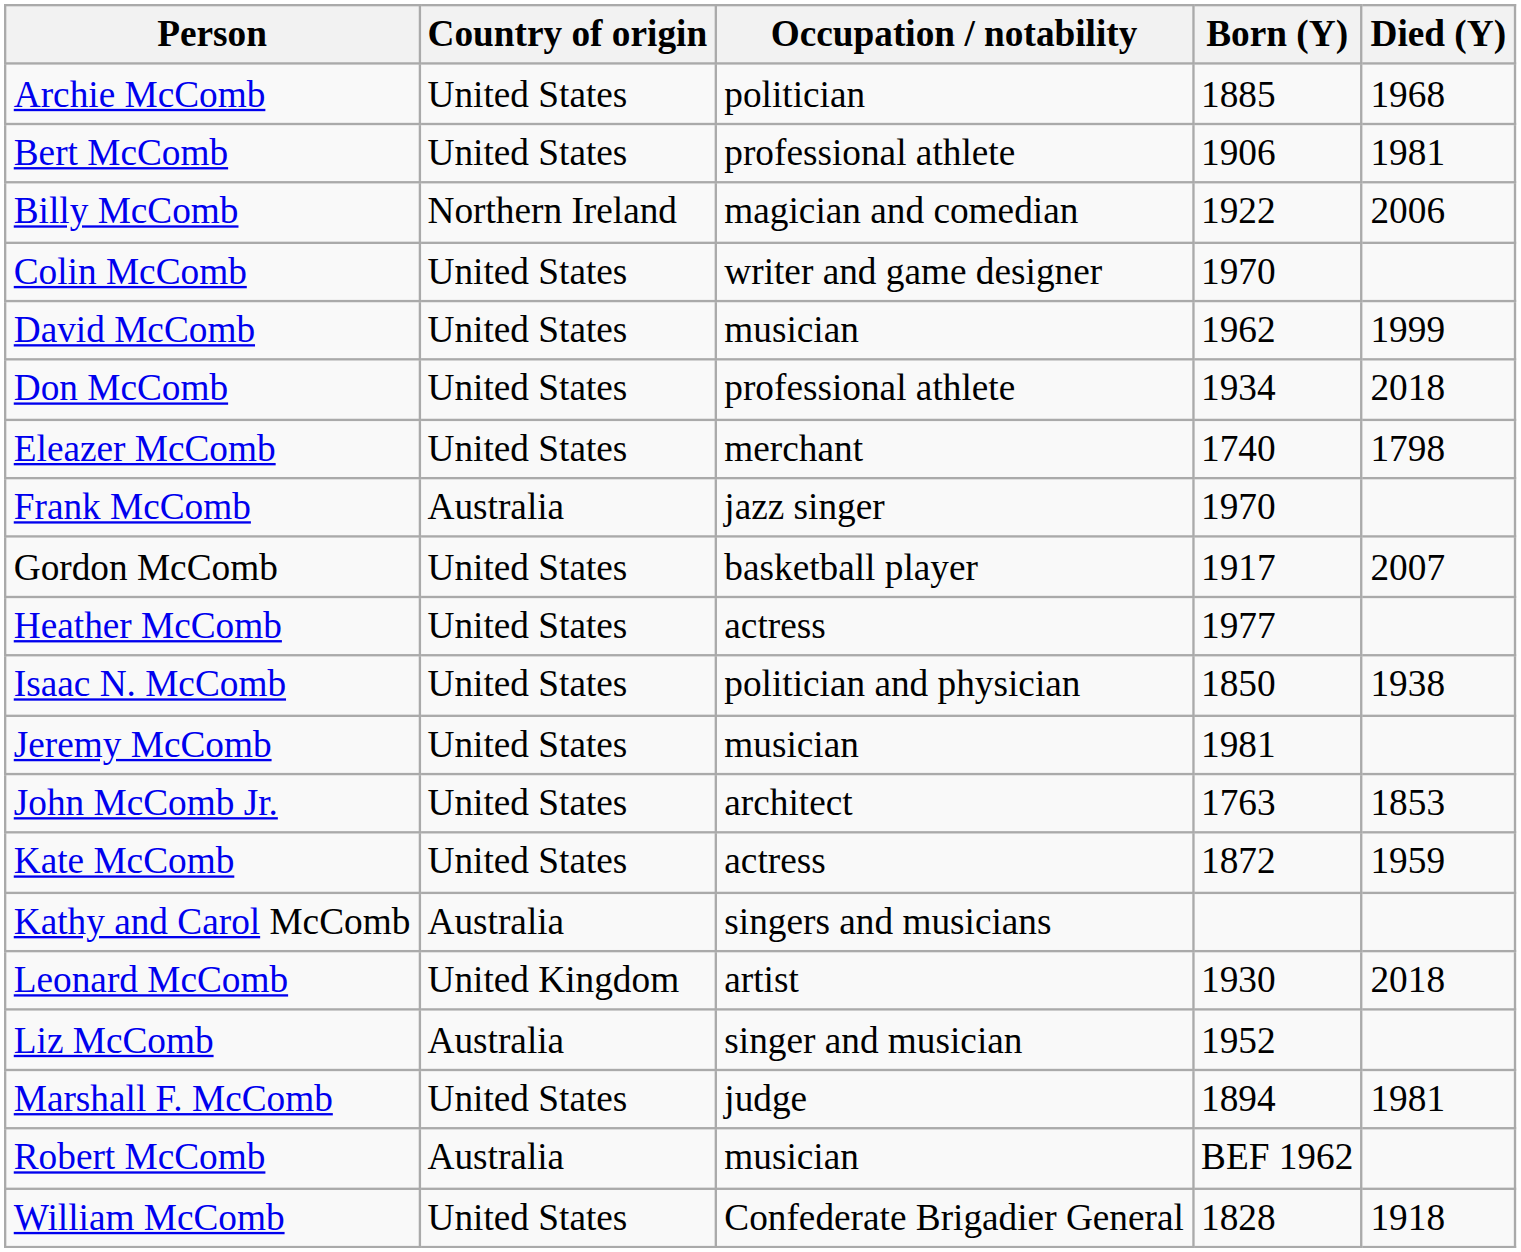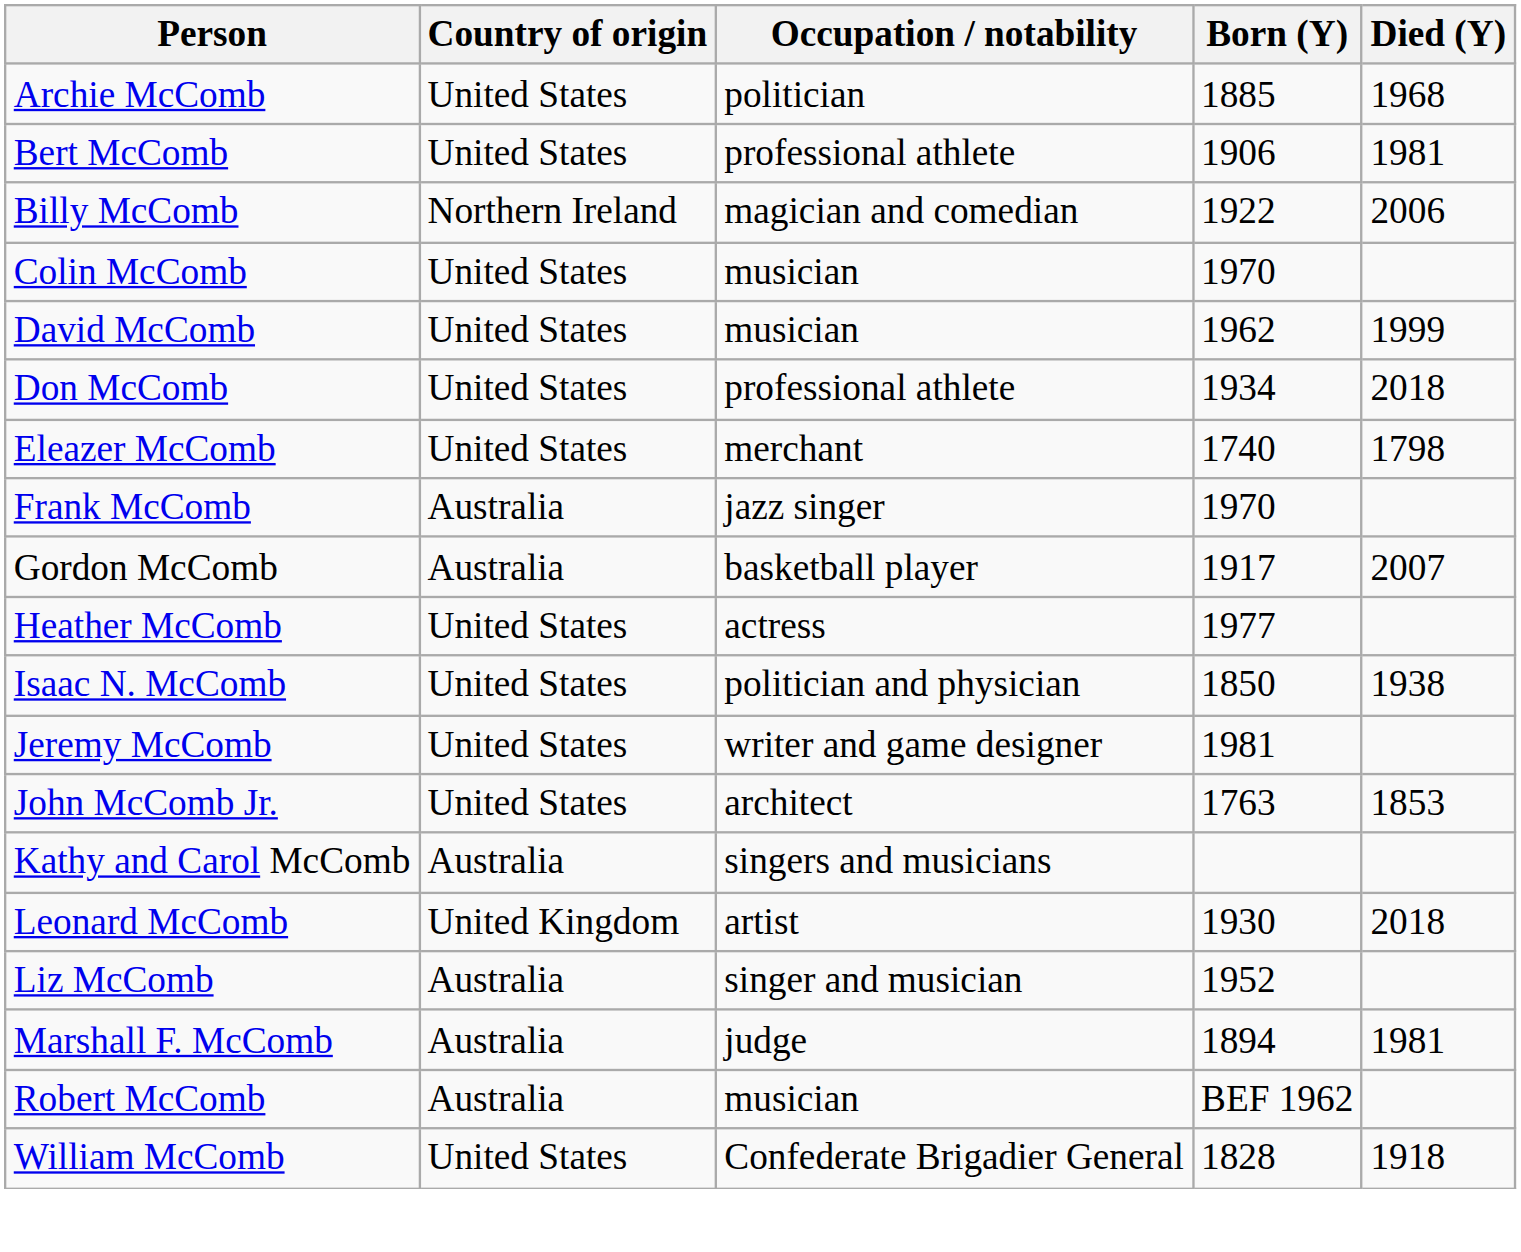(913, 270) writer and game designer -> (792, 270) musician
(527, 566) United States -> (496, 566) Australia
(792, 743) musician -> (913, 743) writer and game designer
- row: (124, 861)
(527, 1098) United States -> (496, 1039) Australia
